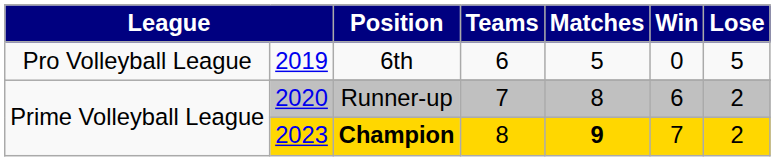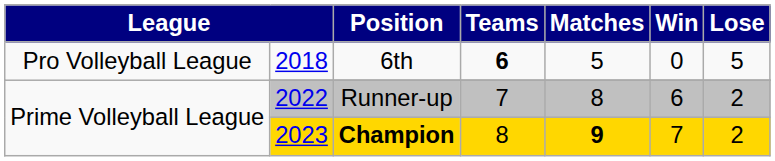(302, 60) 2019 -> (302, 60) 2018
(502, 60) normal -> (502, 60) bold
(302, 98) 2020 -> (302, 98) 2022
